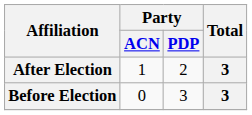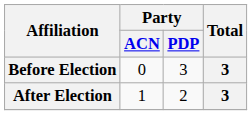rows swapped: (62, 95) <-> (62, 69)
